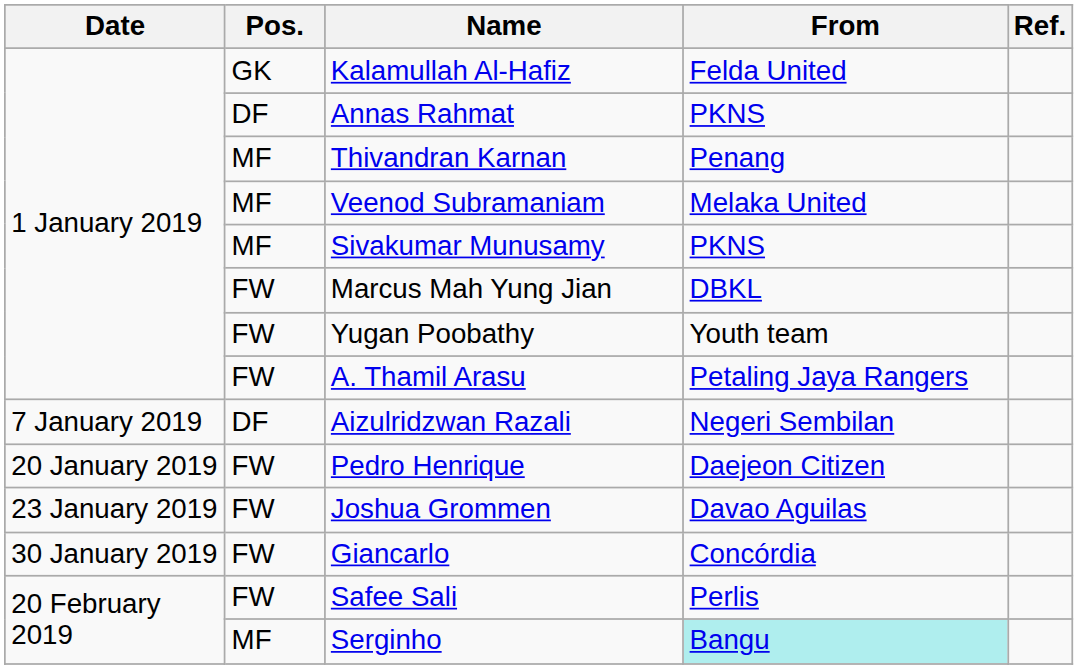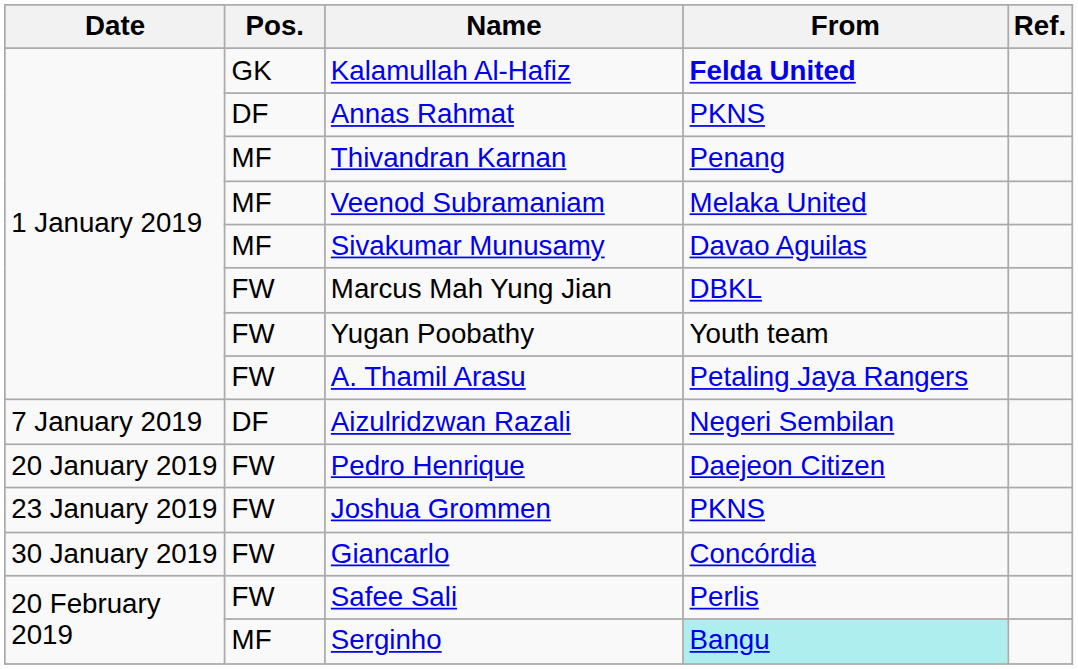(768, 70) normal -> (773, 70) bold
(727, 245) PKNS -> (778, 245) Davao Aguilas
(778, 509) Davao Aguilas -> (727, 509) PKNS
